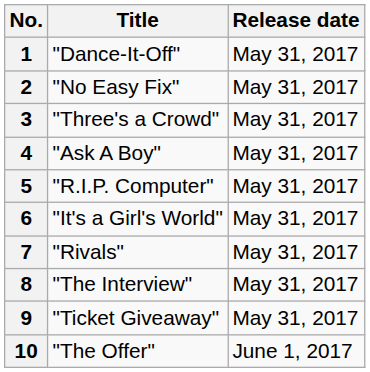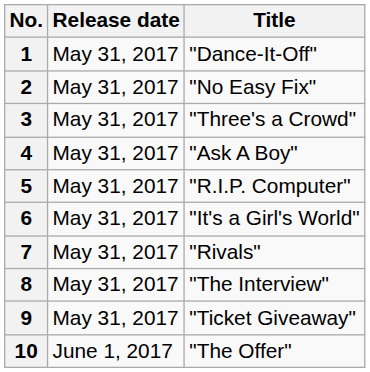columns swapped: (138, 20) <-> (296, 20)
